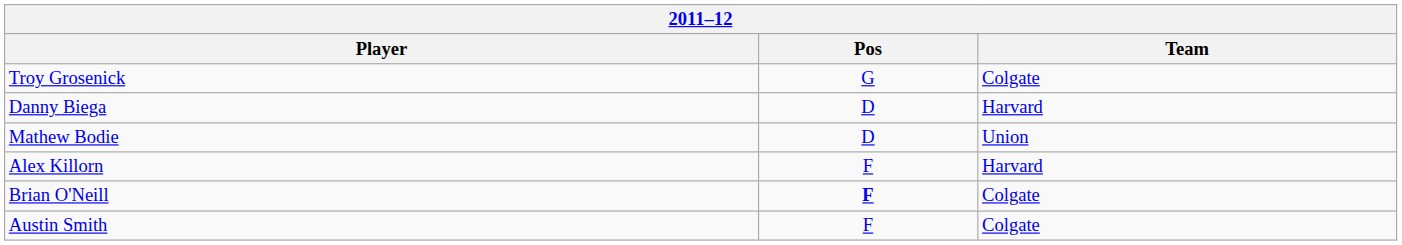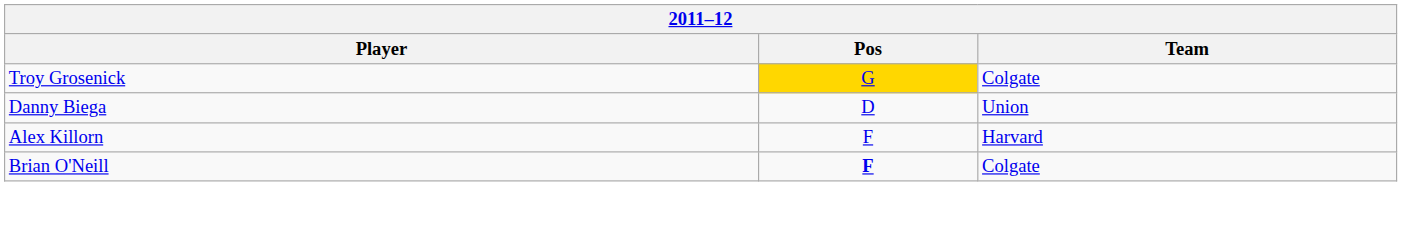(868, 78) no background -> (868, 78) gold background
(1012, 107) Harvard -> (1005, 107) Union
- row: (64, 136)
- row: (58, 225)
